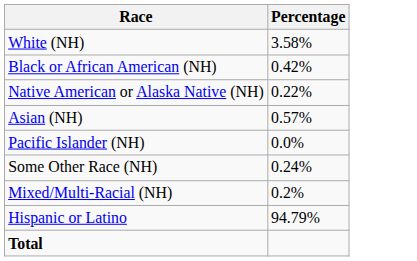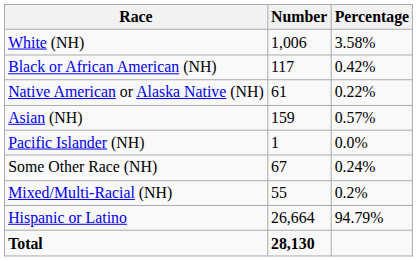+ column: (299, 17)
